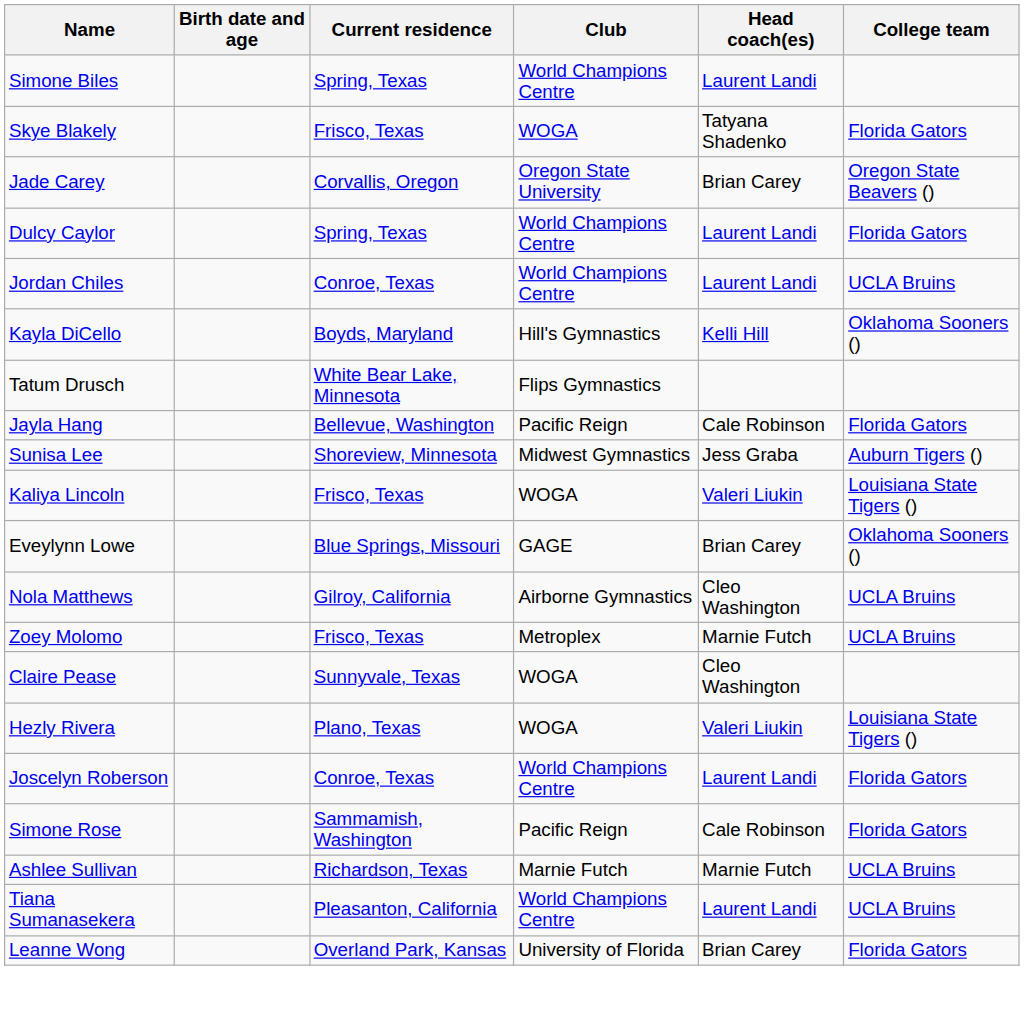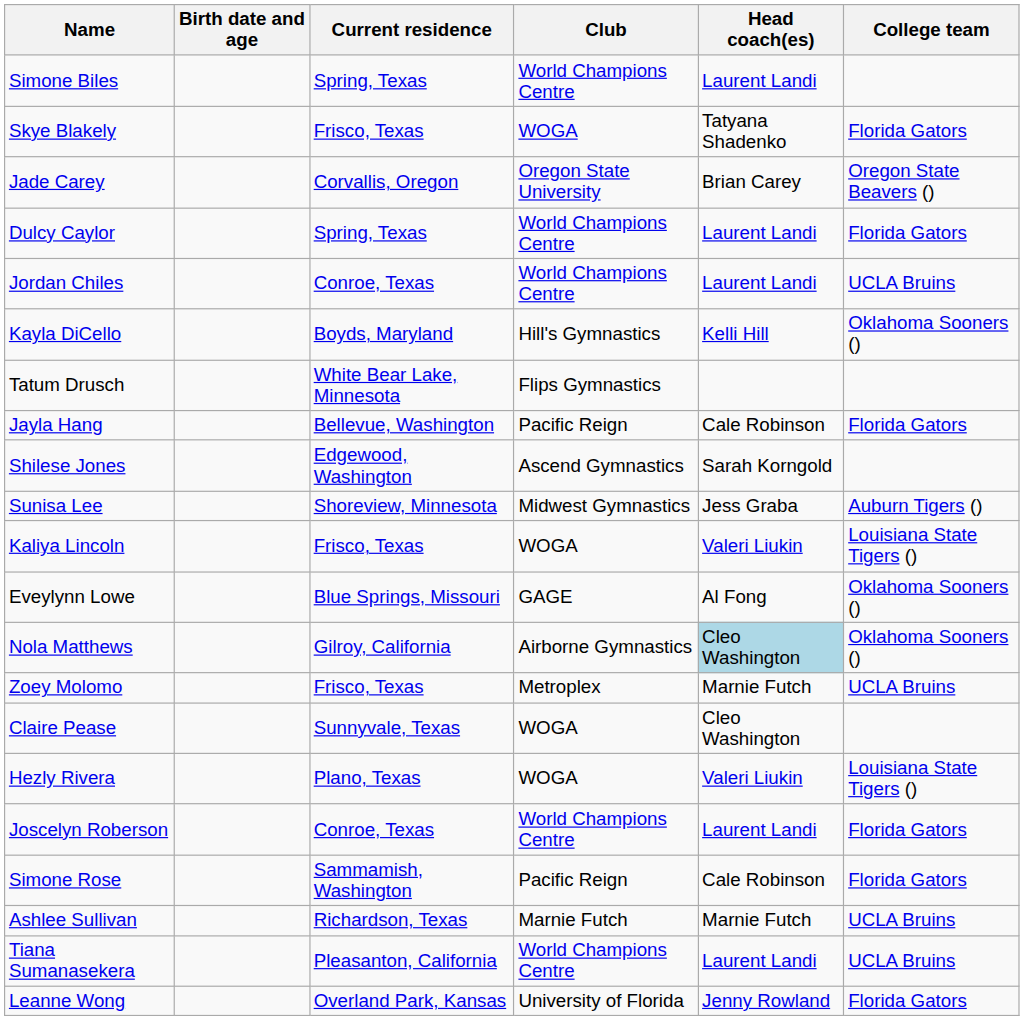+ row: (67, 465)
(752, 545) Brian Carey -> (734, 596) Al Fong
(751, 596) no background -> (751, 647) lightblue background
(902, 596) UCLA Bruins -> (928, 647) Oklahoma Sooners ()
(752, 950) Brian Carey -> (766, 1000) Jenny Rowland
